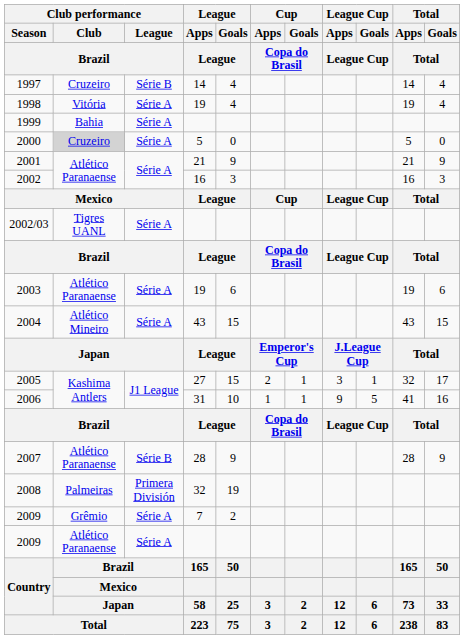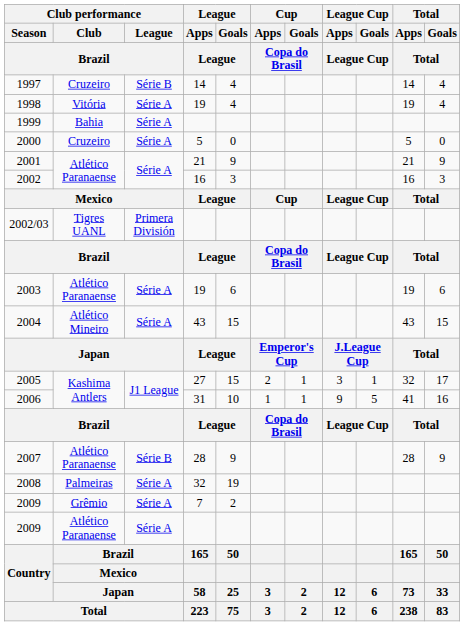(89, 141) lightgrey background -> (89, 141) no background
(154, 224) Série A -> (154, 224) Primera División
(154, 490) Primera División -> (154, 483) Série A
